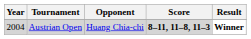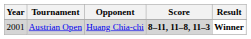(16, 27) 2004 -> (16, 27) 2001
